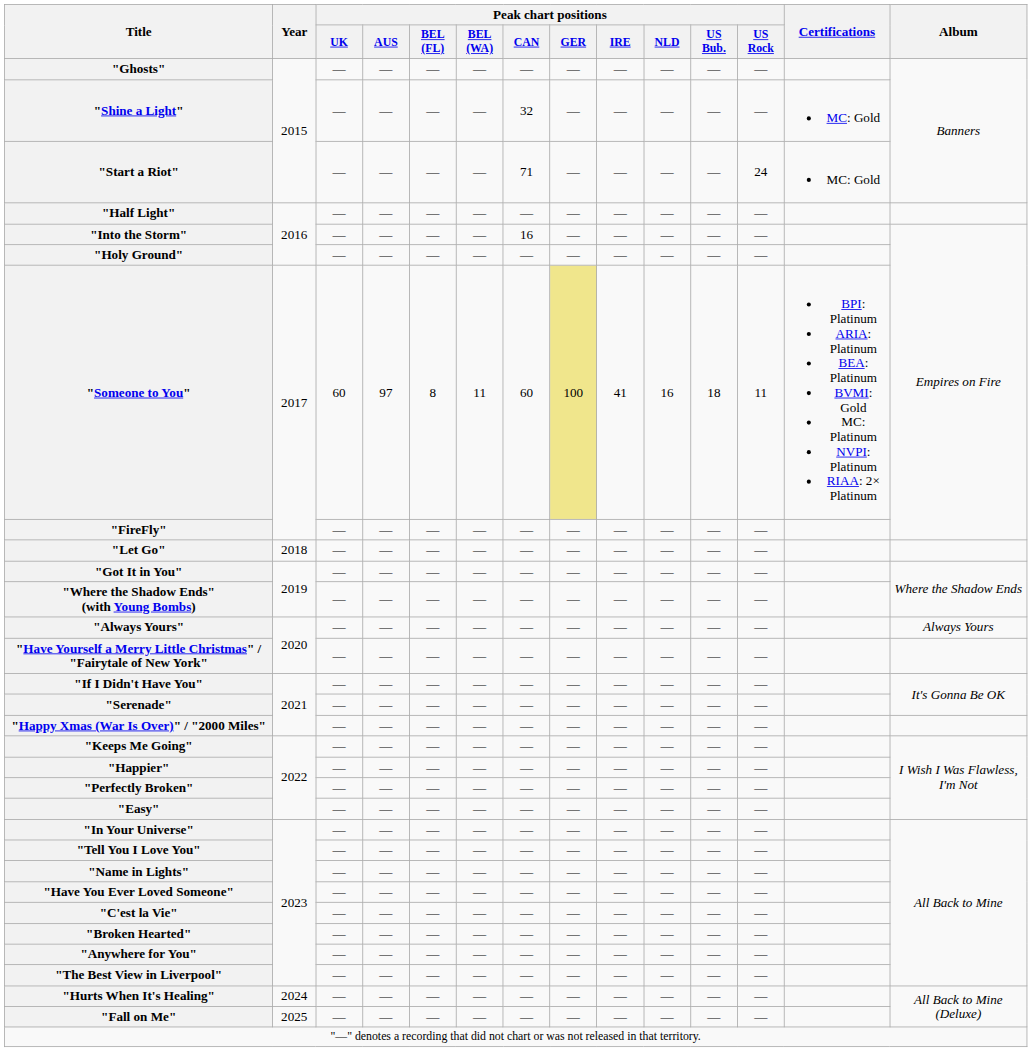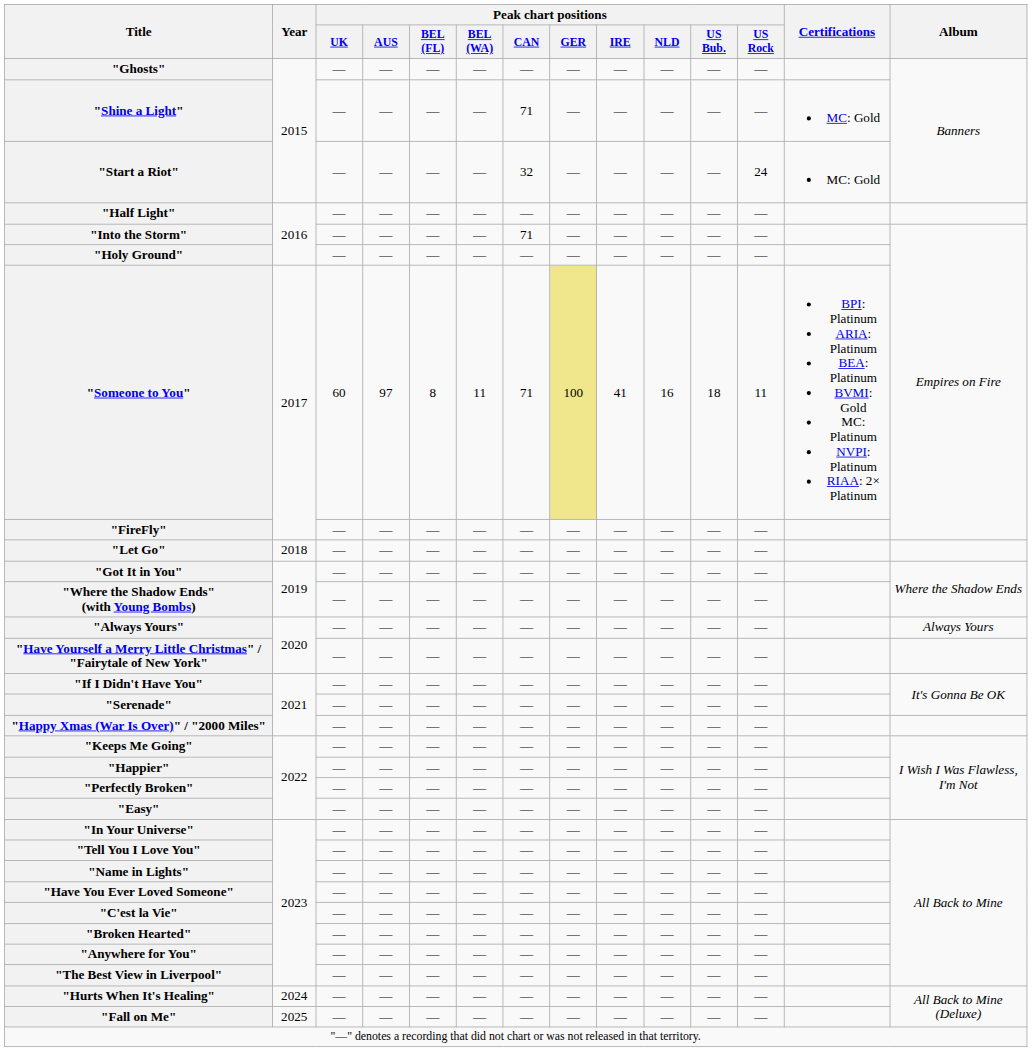(526, 110) 32 -> (526, 110) 71
(526, 172) 71 -> (526, 172) 32
(526, 234) 16 -> (526, 234) 71
(526, 392) 60 -> (526, 392) 71
